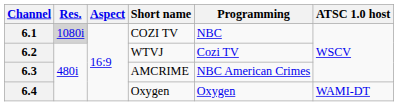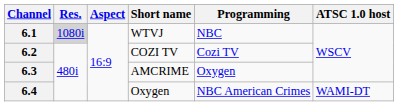(154, 33) COZI TV -> (147, 33) WTVJ
(147, 52) WTVJ -> (154, 52) COZI TV
(254, 71) NBC American Crimes -> (216, 71) Oxygen
(216, 91) Oxygen -> (254, 91) NBC American Crimes
